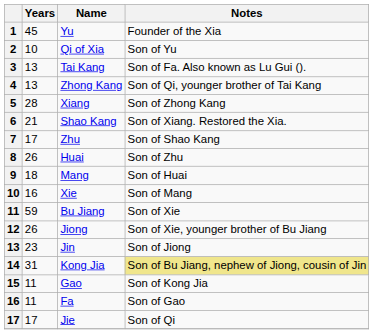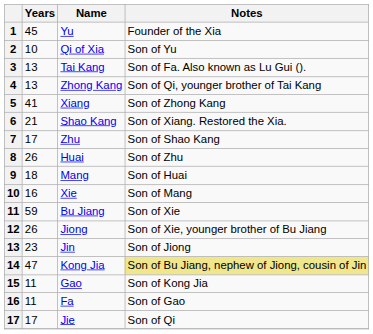(31, 103) 28 -> (31, 103) 41
(31, 265) 31 -> (31, 265) 47
